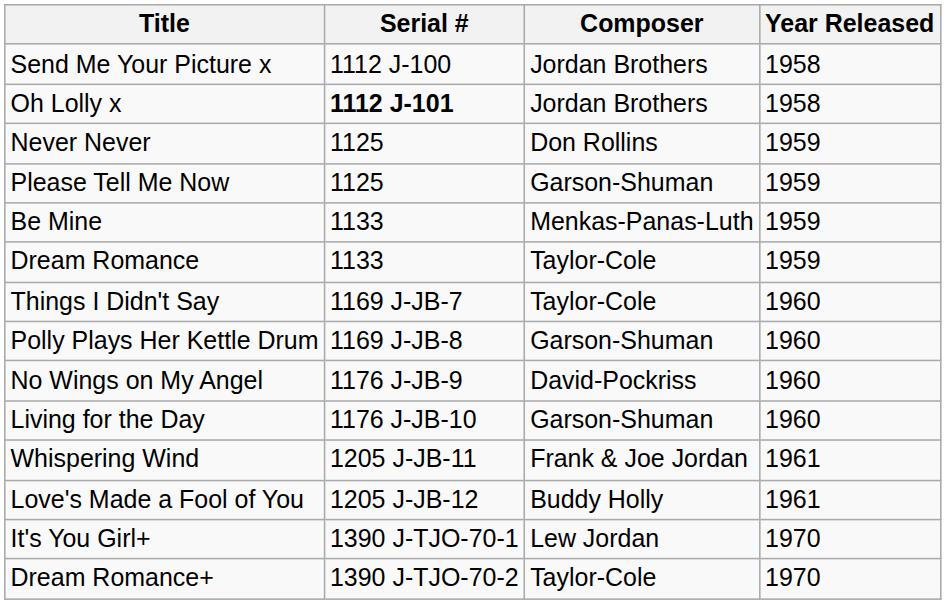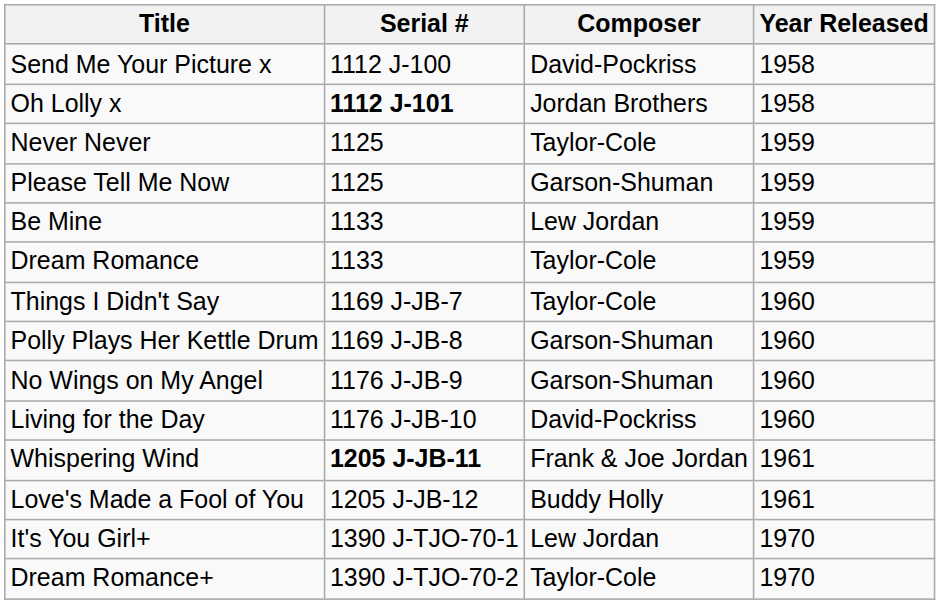(619, 63) Jordan Brothers -> (613, 63) David-Pockriss
(594, 143) Don Rollins -> (593, 143) Taylor-Cole
(642, 222) Menkas-Panas-Luth -> (595, 222) Lew Jordan
(613, 380) David-Pockriss -> (622, 380) Garson-Shuman
(622, 420) Garson-Shuman -> (613, 420) David-Pockriss
(403, 459) normal -> (406, 459) bold
